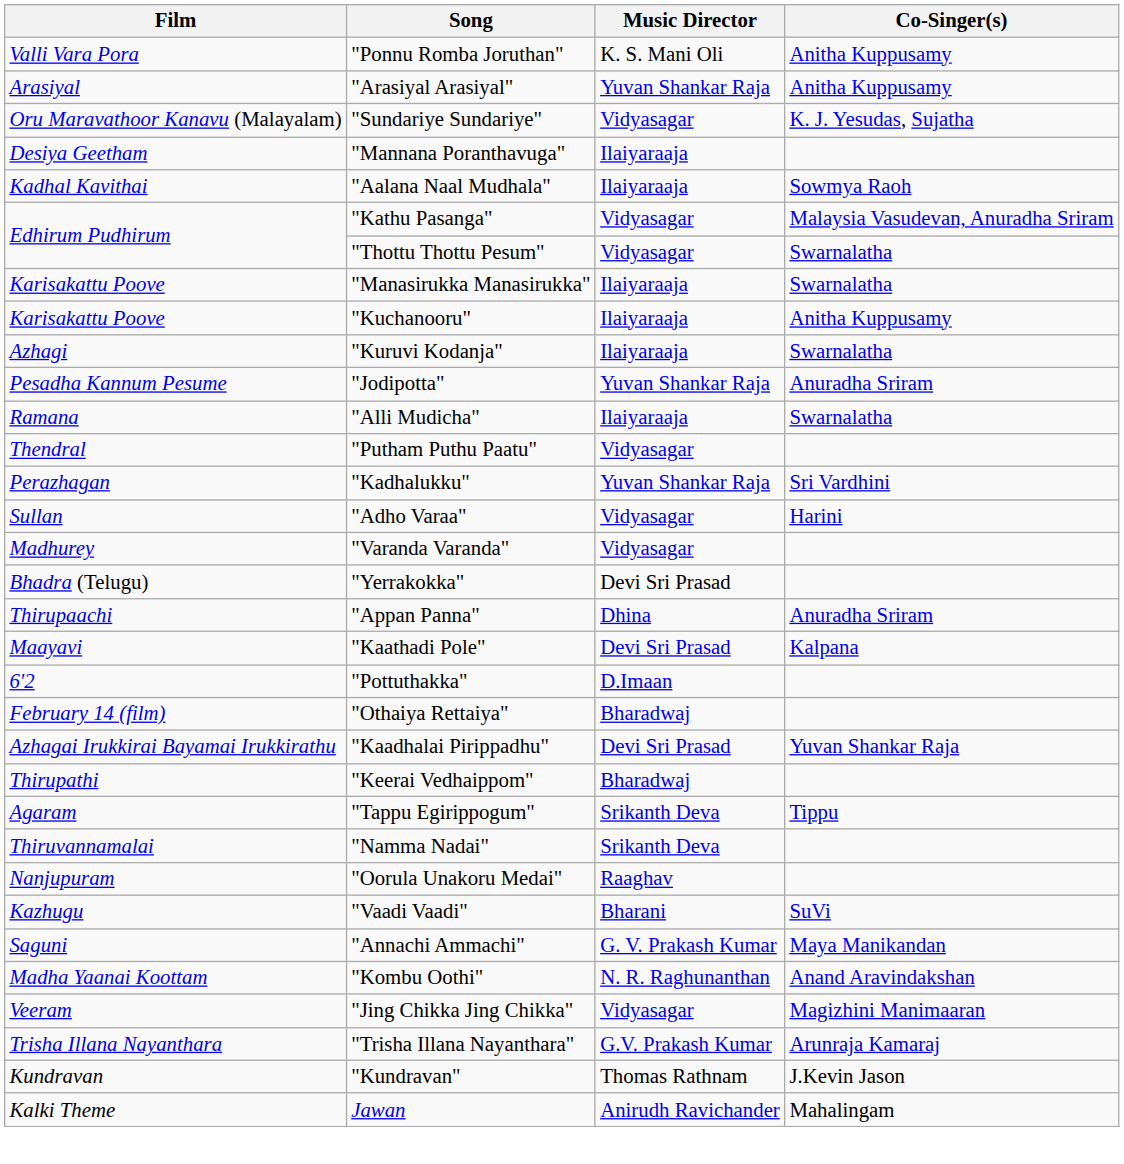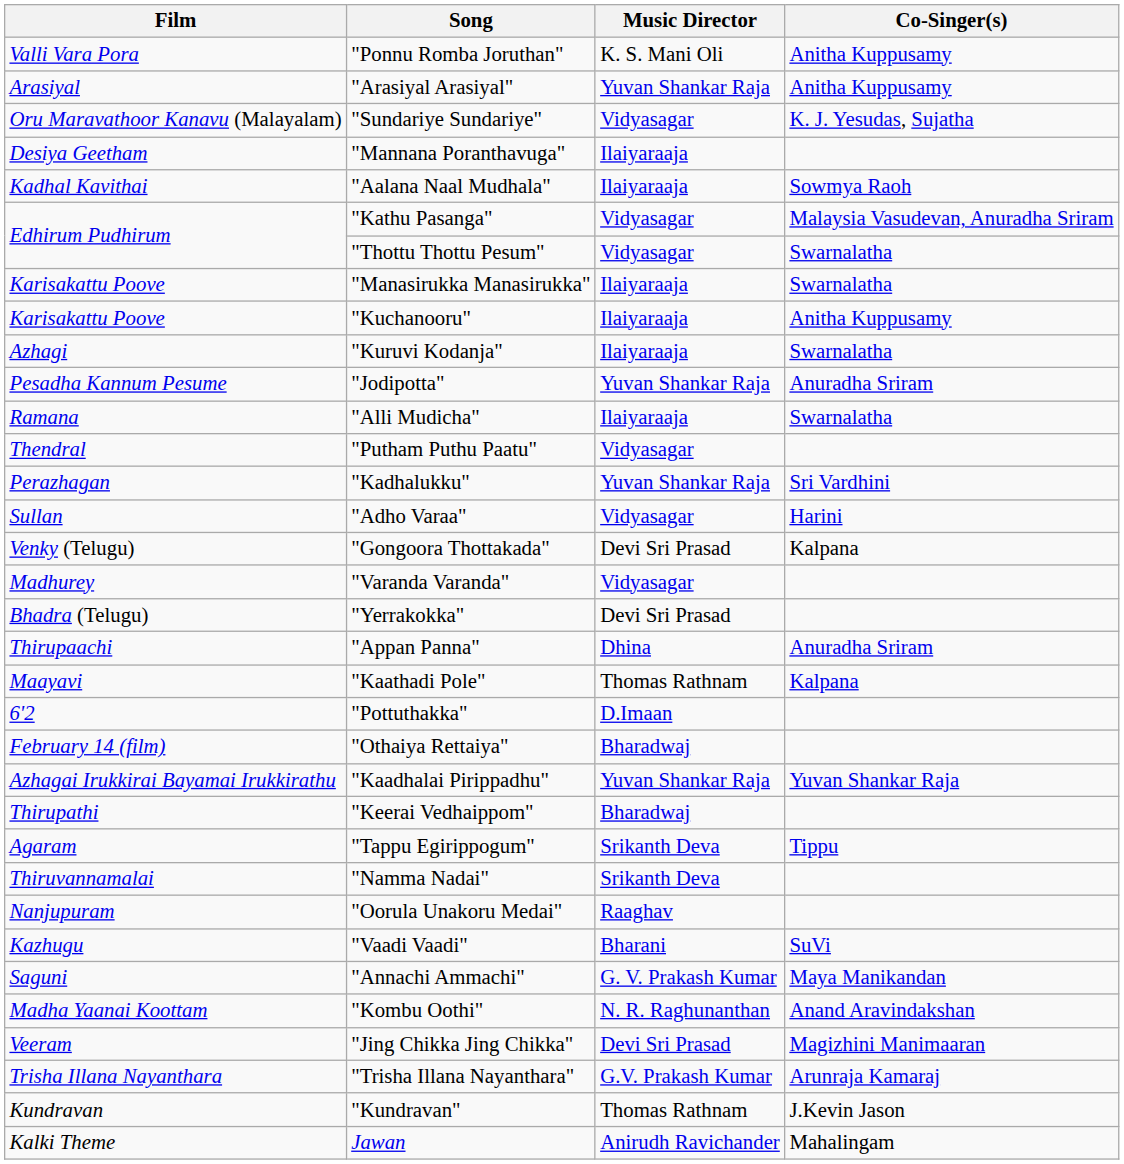+ row: (450, 548)
(665, 647) Devi Sri Prasad -> (674, 680) Thomas Rathnam
(665, 746) Devi Sri Prasad -> (685, 779) Yuvan Shankar Raja
(647, 1010) Vidyasagar -> (665, 1043) Devi Sri Prasad
